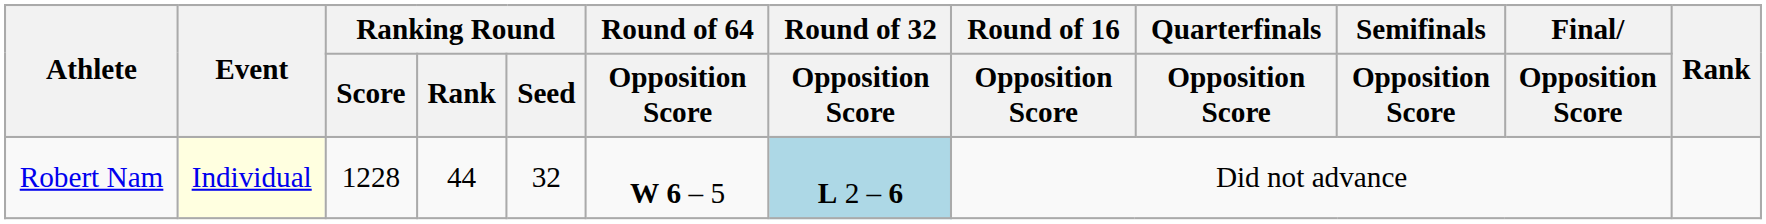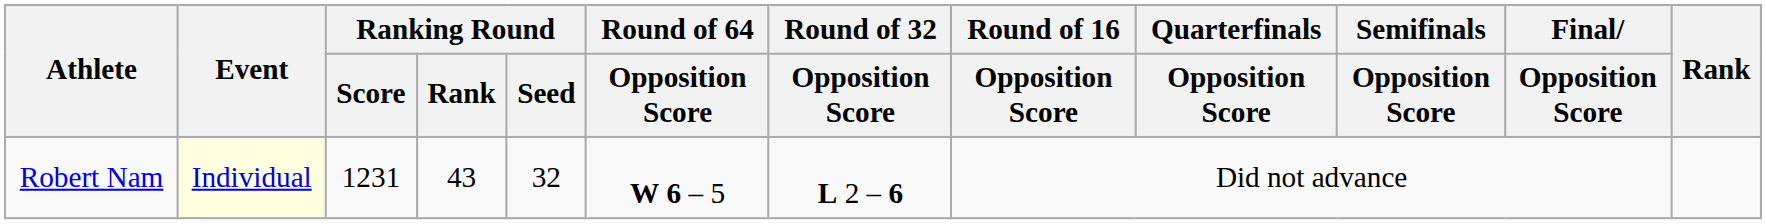(371, 177) 1228 -> (371, 177) 1231
(462, 177) 44 -> (462, 177) 43
(861, 194) lightblue background -> (861, 194) no background
